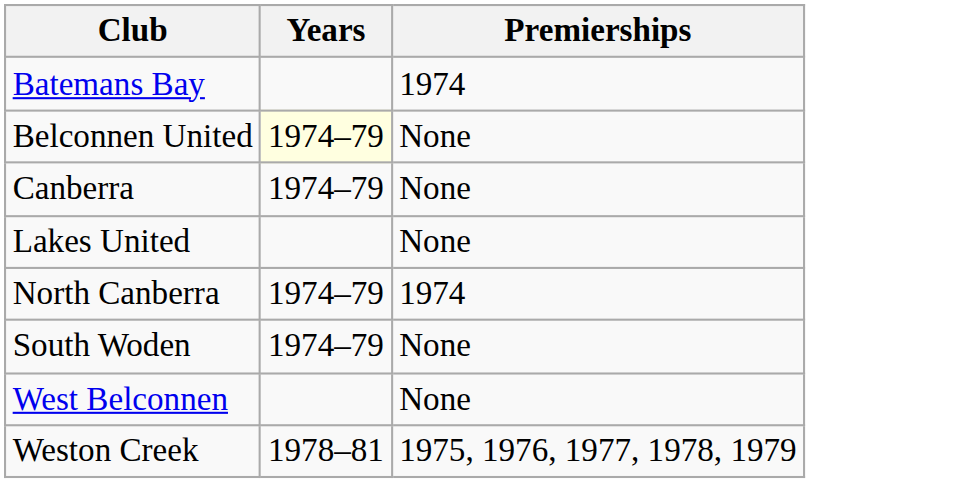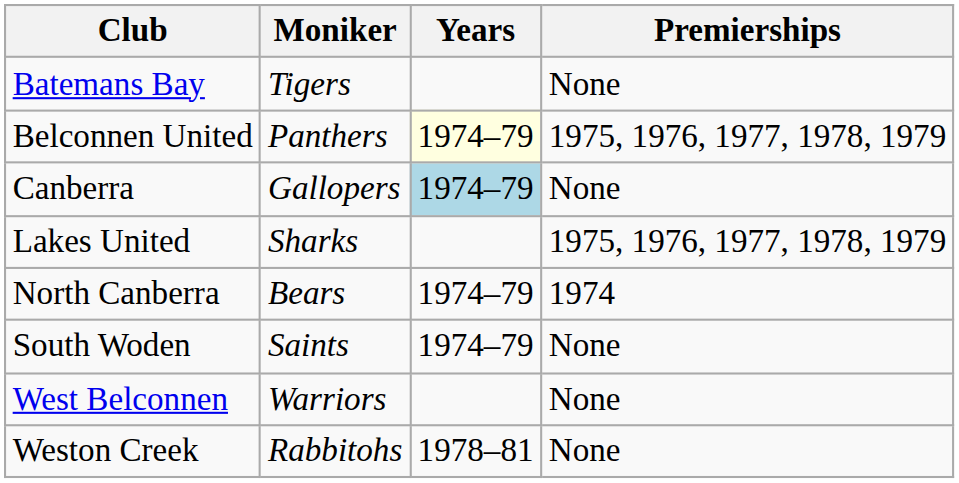+ column: (335, 30)
(432, 83) 1974 -> (585, 83) None
(435, 135) None -> (747, 135) 1975, 1976, 1977, 1978, 1979
(326, 188) no background -> (476, 188) lightblue background
(435, 240) None -> (747, 240) 1975, 1976, 1977, 1978, 1979
(598, 450) 1975, 1976, 1977, 1978, 1979 -> (585, 450) None
